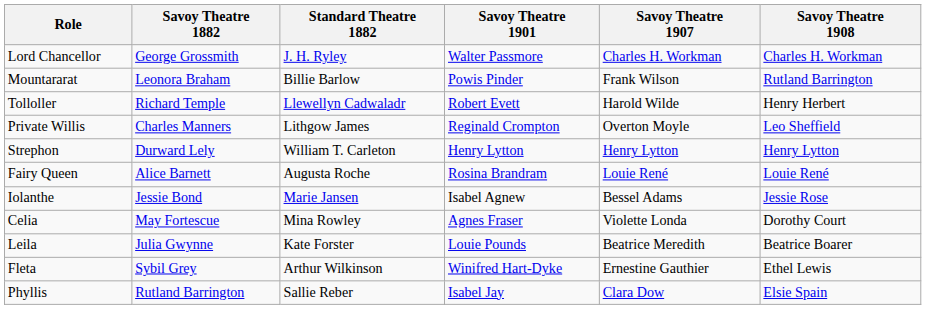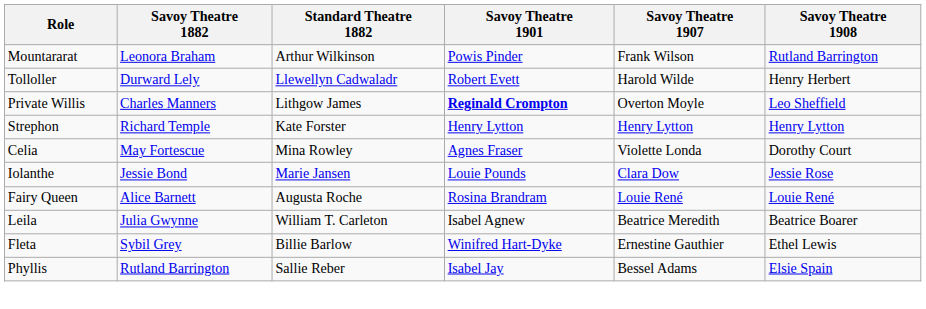- row: (54, 57)
(322, 80) Billie Barlow -> (325, 57) Arthur Wilkinson
(180, 104) Richard Temple -> (160, 80) Durward Lely
(504, 127) normal -> (508, 104) bold
(175, 151) Durward Lely -> (165, 127) Richard Temple
(340, 151) William T. Carleton -> (311, 127) Kate Forster
rows swapped: (43, 174) <-> (23, 221)
(487, 198) Isabel Agnew -> (487, 174) Louie Pounds
(642, 198) Bessel Adams -> (648, 174) Clara Dow
(319, 245) Kate Forster -> (332, 221) William T. Carleton
(487, 245) Louie Pounds -> (486, 221) Isabel Agnew
(333, 268) Arthur Wilkinson -> (314, 245) Billie Barlow
(633, 292) Clara Dow -> (657, 268) Bessel Adams
